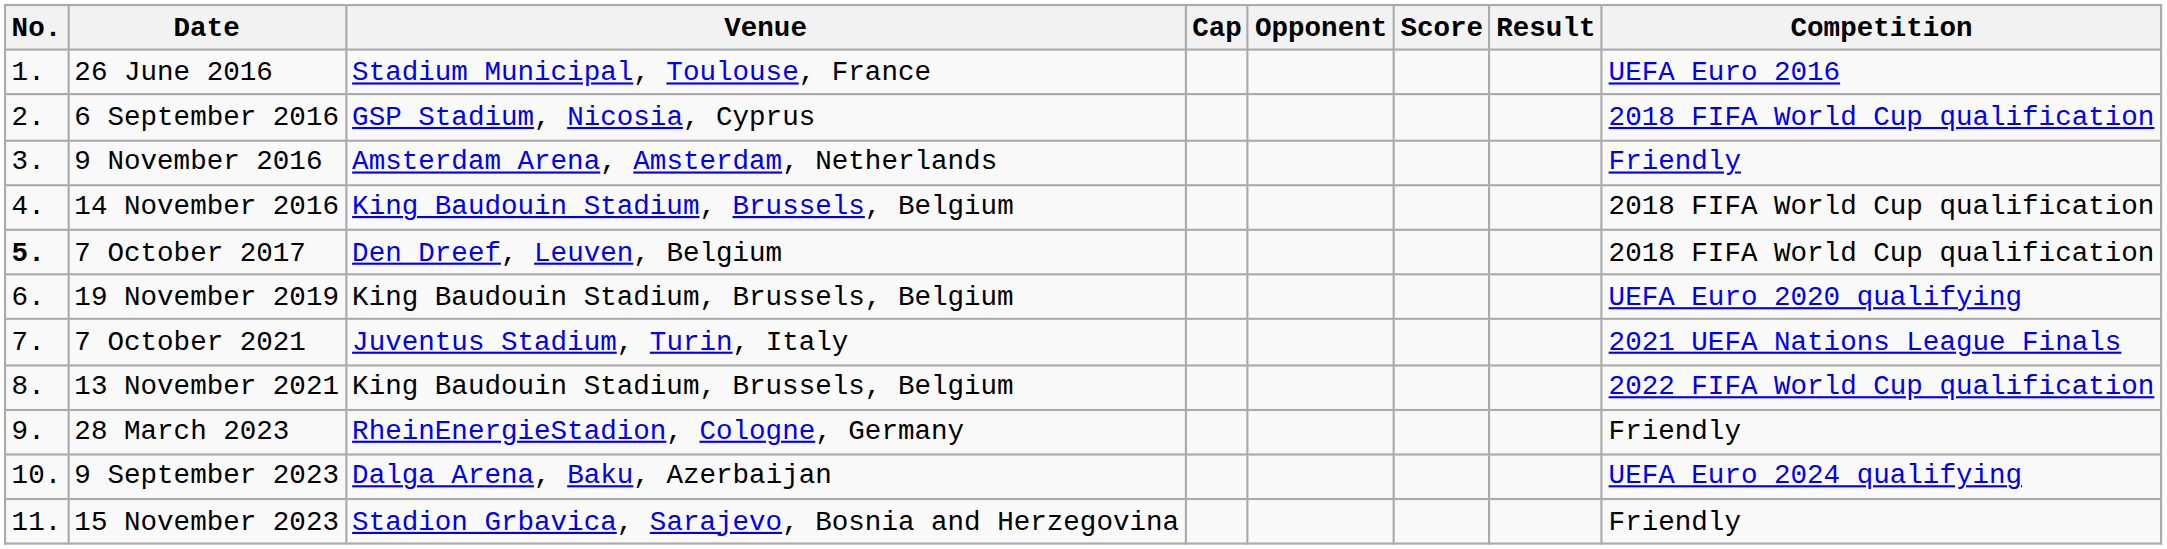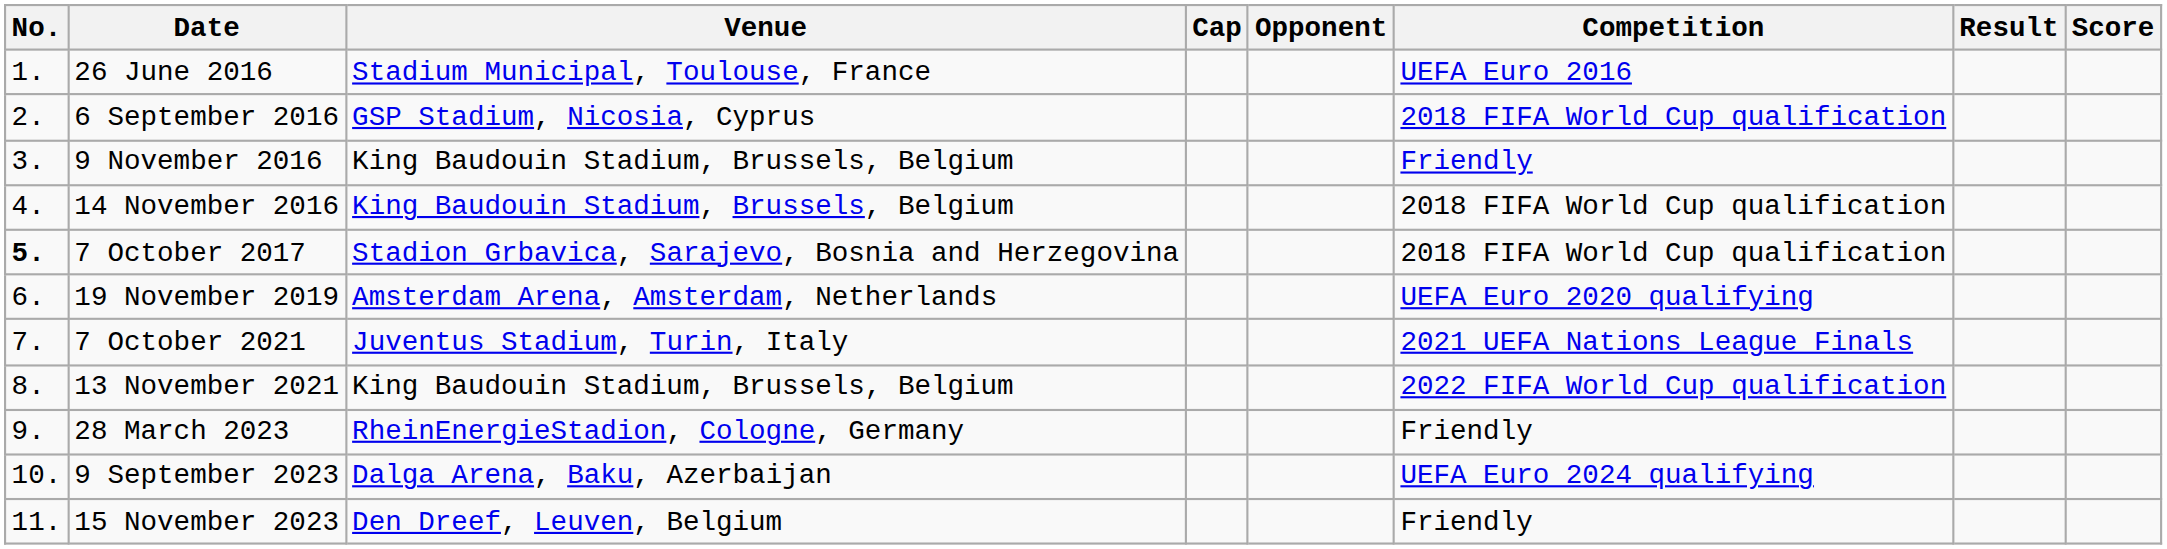columns swapped: (1442, 28) <-> (1882, 28)
(675, 162) Amsterdam Arena, Amsterdam, Netherlands -> (683, 162) King Baudouin Stadium, Brussels, Belgium
(567, 252) Den Dreef, Leuven, Belgium -> (766, 252) Stadion Grbavica, Sarajevo, Bosnia and Herzegovina
(683, 297) King Baudouin Stadium, Brussels, Belgium -> (675, 297) Amsterdam Arena, Amsterdam, Netherlands
(766, 522) Stadion Grbavica, Sarajevo, Bosnia and Herzegovina -> (567, 522) Den Dreef, Leuven, Belgium
